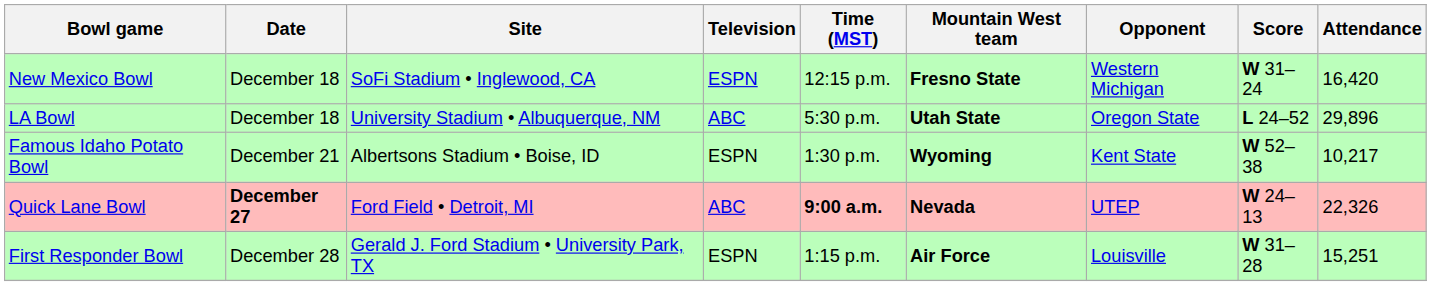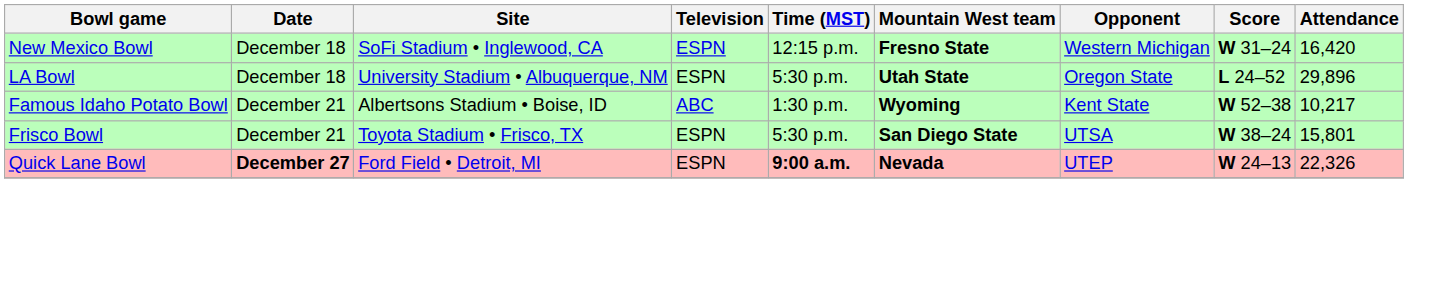(727, 117) ABC -> (701, 76) ESPN
(733, 157) ESPN -> (695, 105) ABC
+ row: (56, 134)
(727, 206) ABC -> (701, 163) ESPN
- row: (96, 255)
